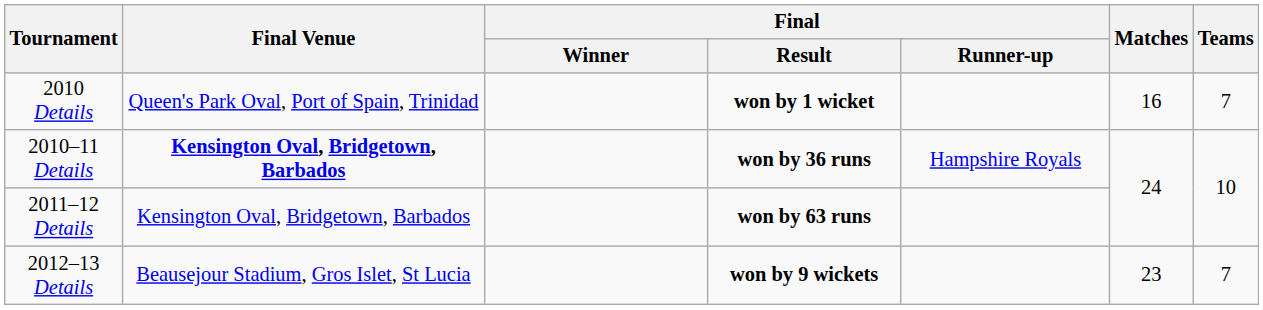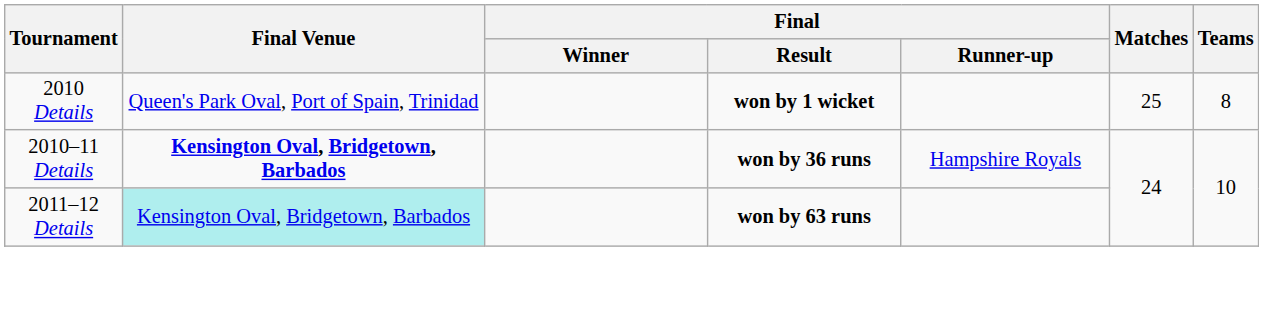(1151, 101) 16 -> (1151, 101) 25
(1226, 101) 7 -> (1226, 101) 8
(303, 217) no background -> (303, 217) paleturquoise background
- row: (64, 274)
